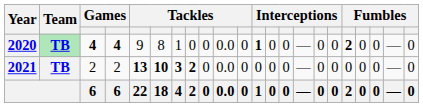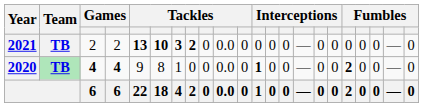rows swapped: (22, 45) <-> (22, 68)
